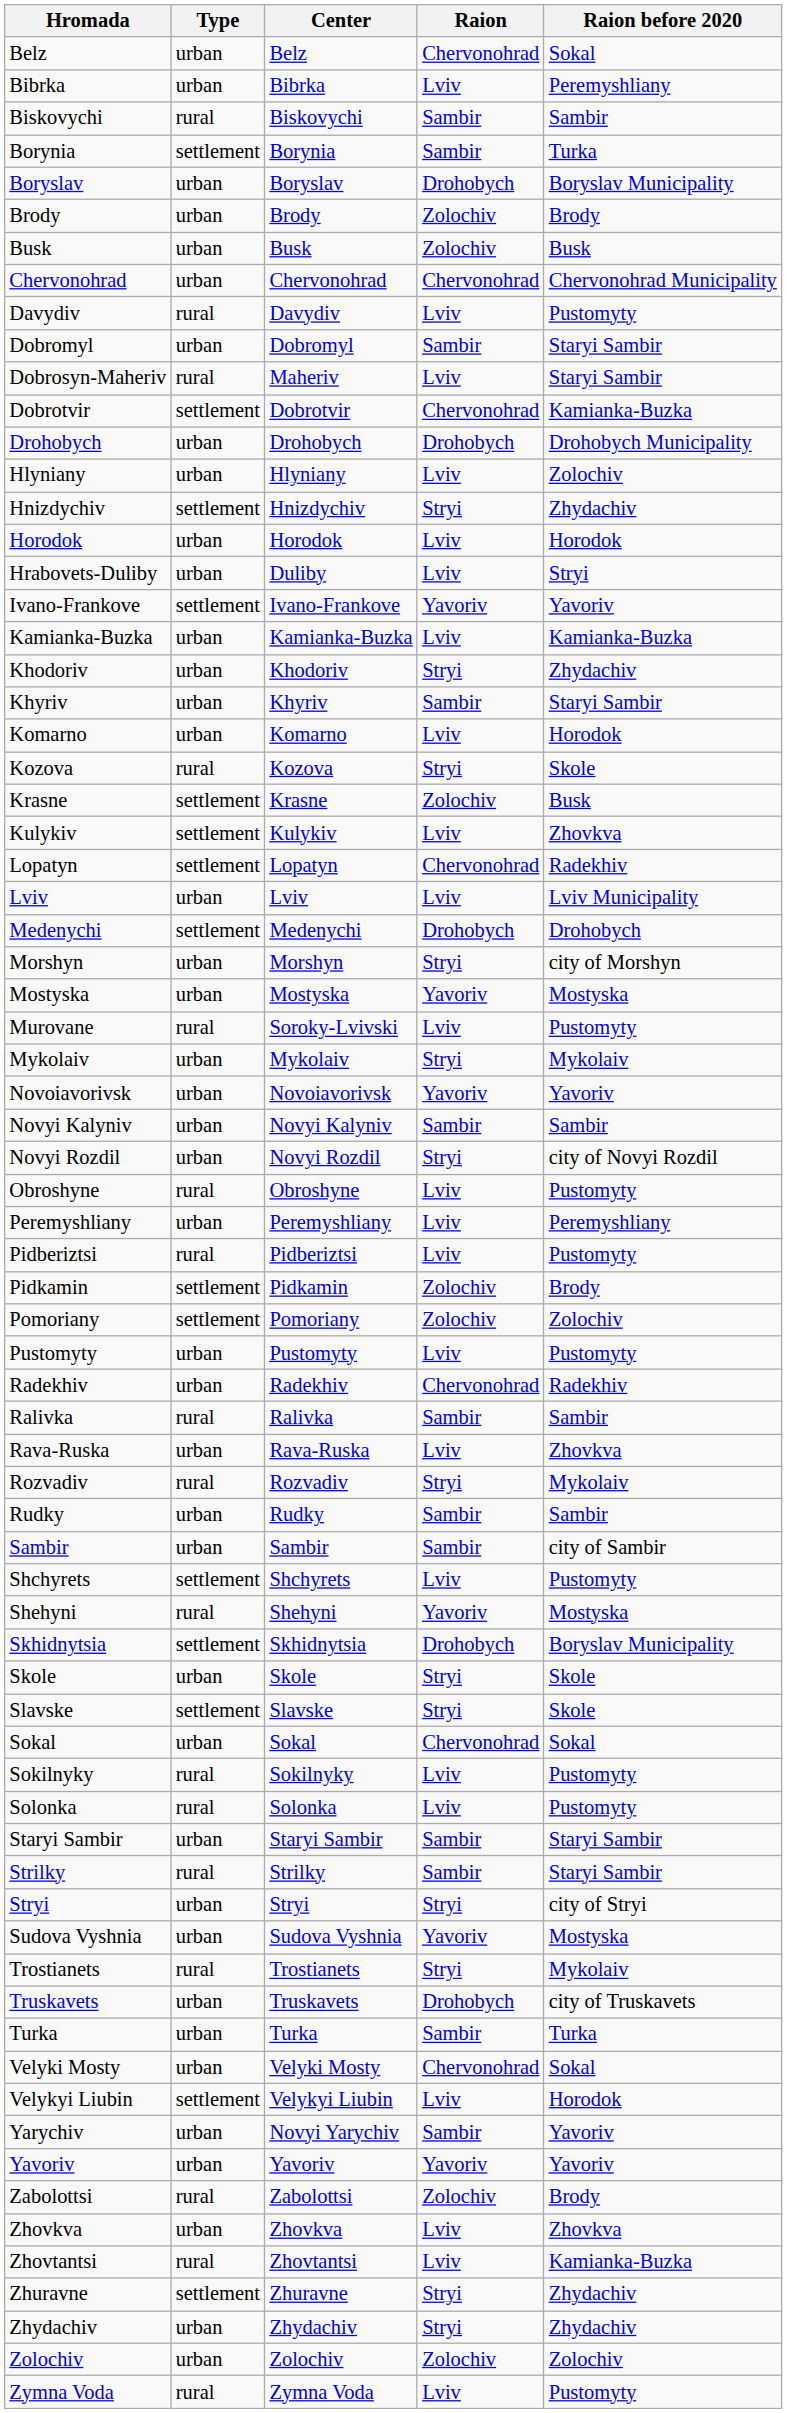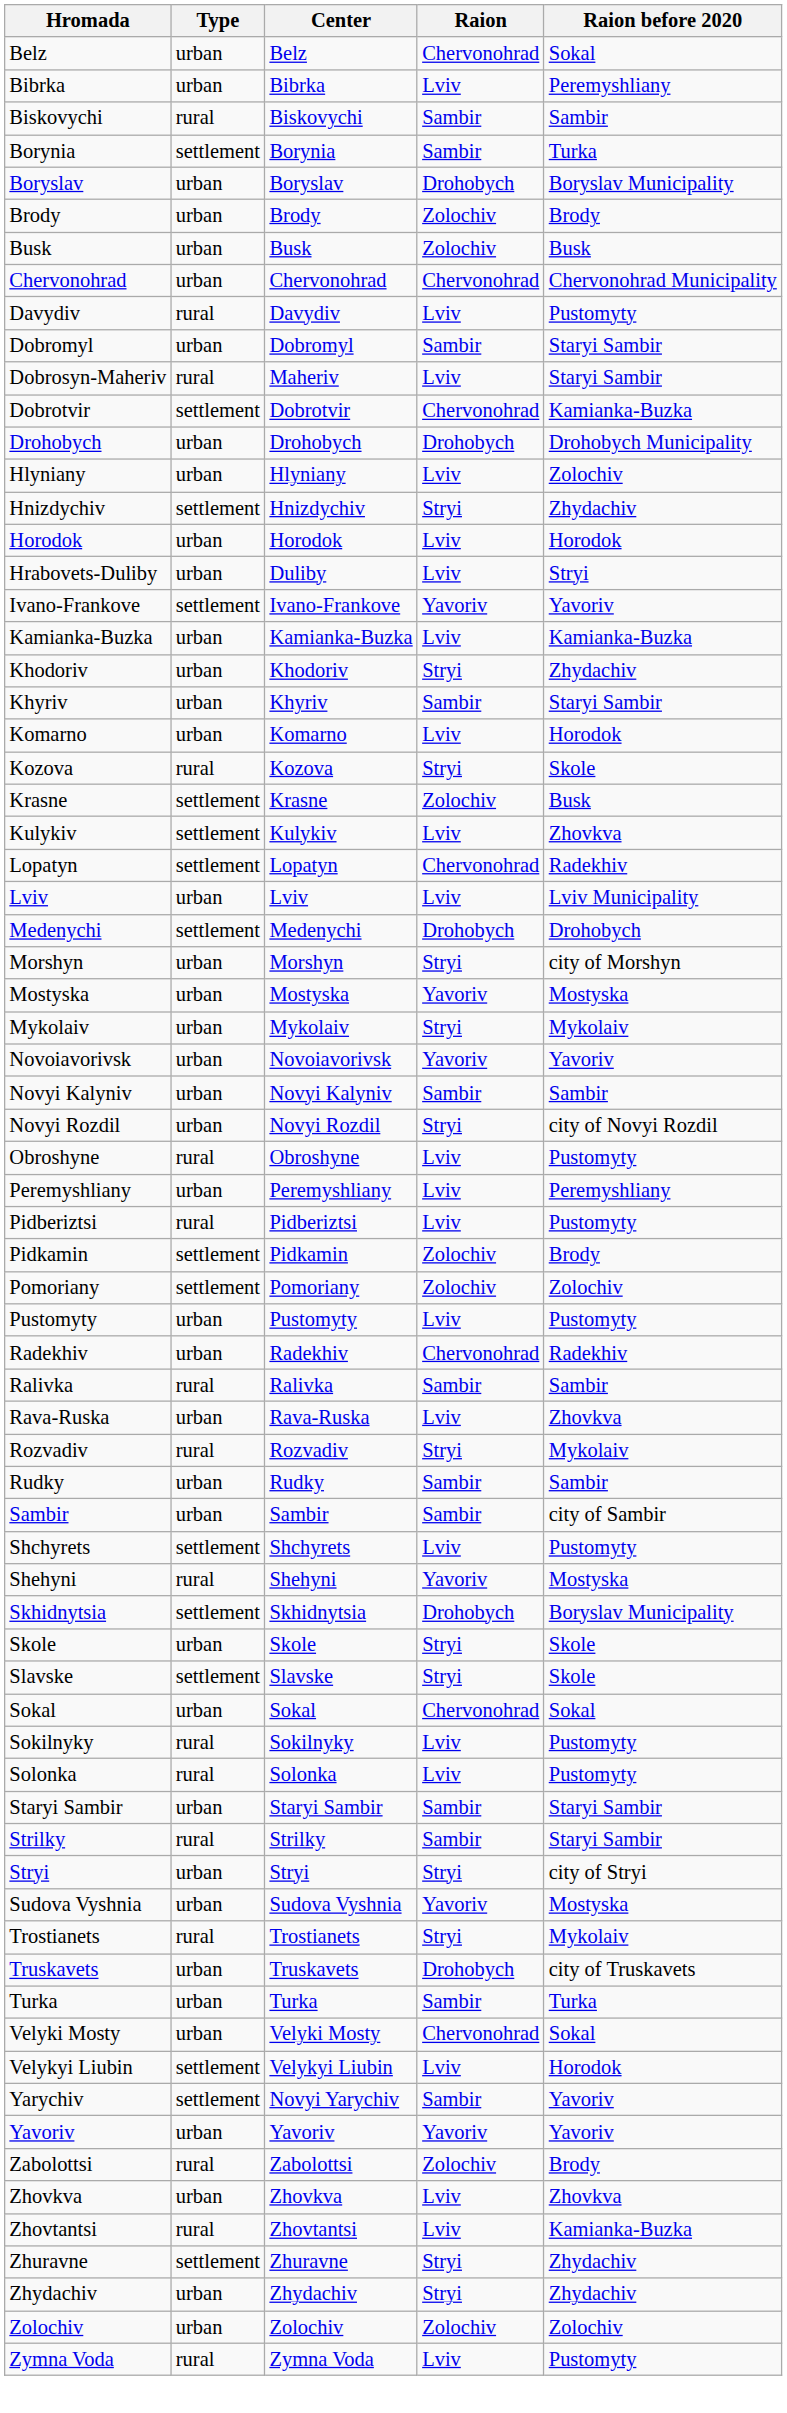- row: (51, 1027)
(199, 2131) urban -> (218, 2099) settlement
